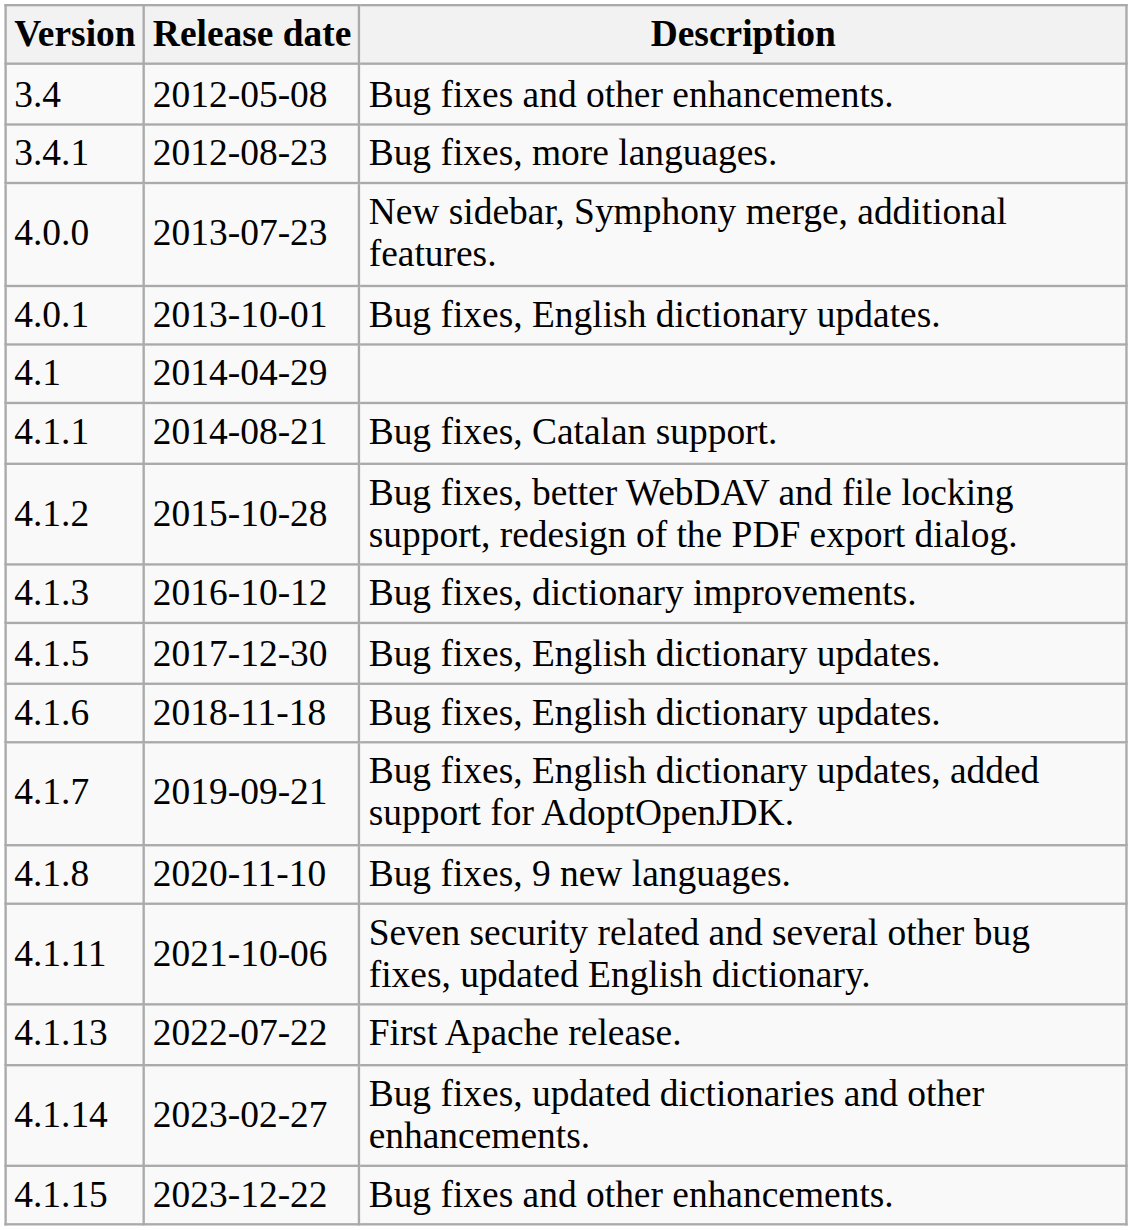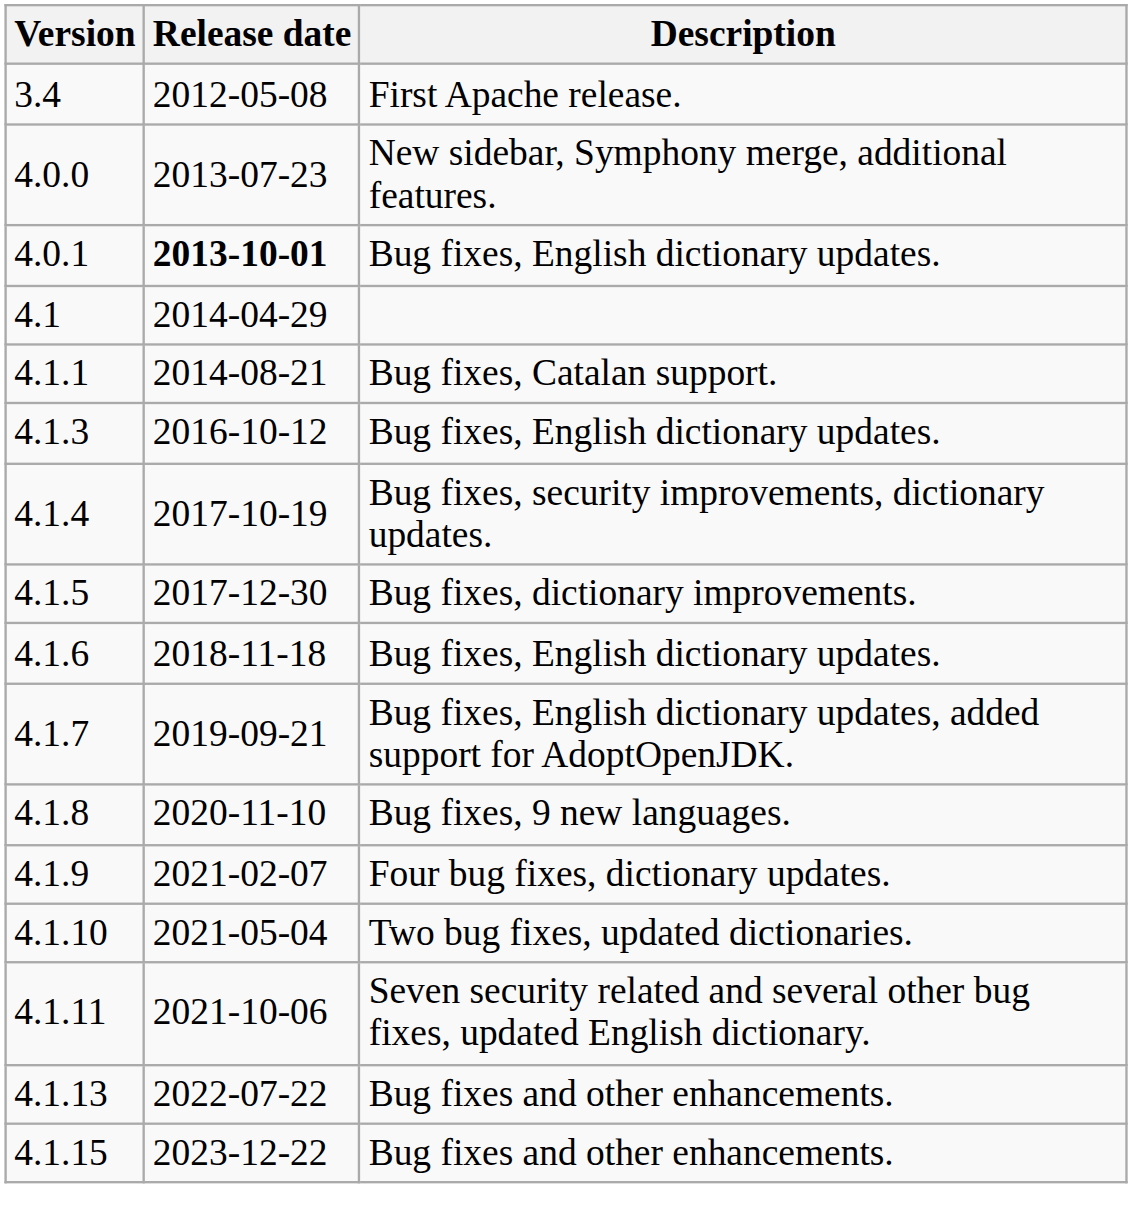(631, 93) Bug fixes and other enhancements. -> (525, 93) First Apache release.
- row: (52, 152)
(240, 313) normal -> (240, 254) bold
- row: (52, 513)
(643, 593) Bug fixes, dictionary improvements. -> (655, 432) Bug fixes, English dictionary updates.
+ row: (52, 513)
(655, 652) Bug fixes, English dictionary updates. -> (643, 593) Bug fixes, dictionary improvements.
+ row: (52, 873)
+ row: (61, 932)
(525, 1033) First Apache release. -> (631, 1093) Bug fixes and other enhancements.
- row: (61, 1114)
